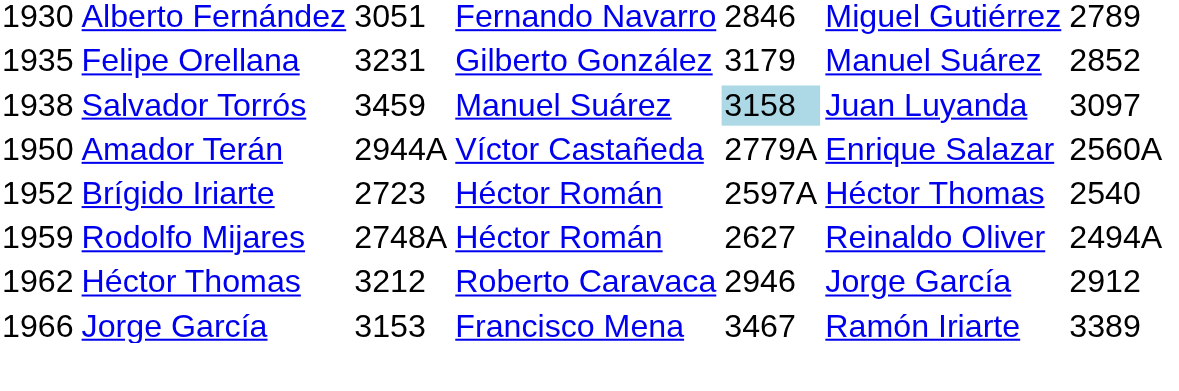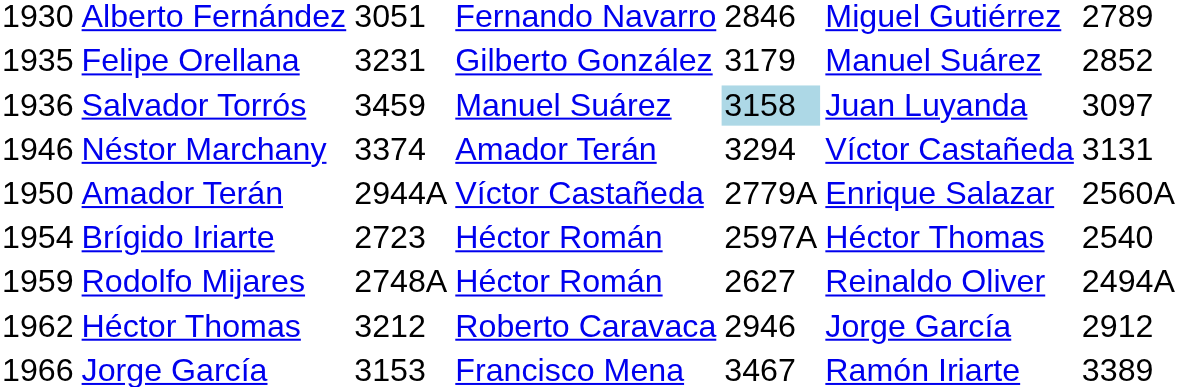(38, 105) 1938 -> (38, 105) 1936
+ row: (204, 149)
(38, 193) 1952 -> (38, 237) 1954
